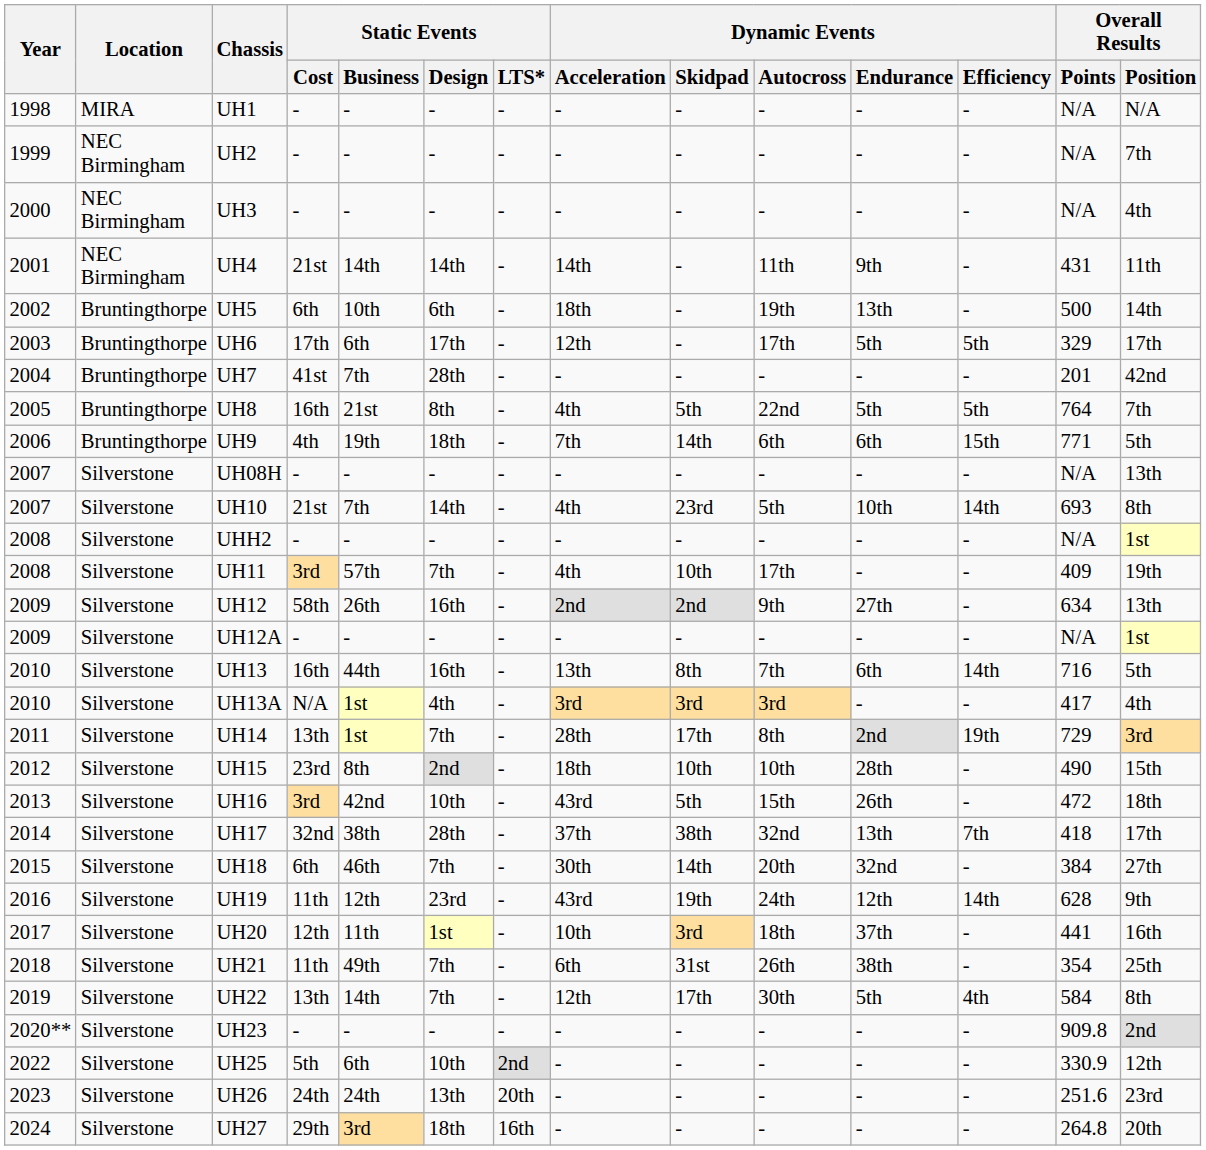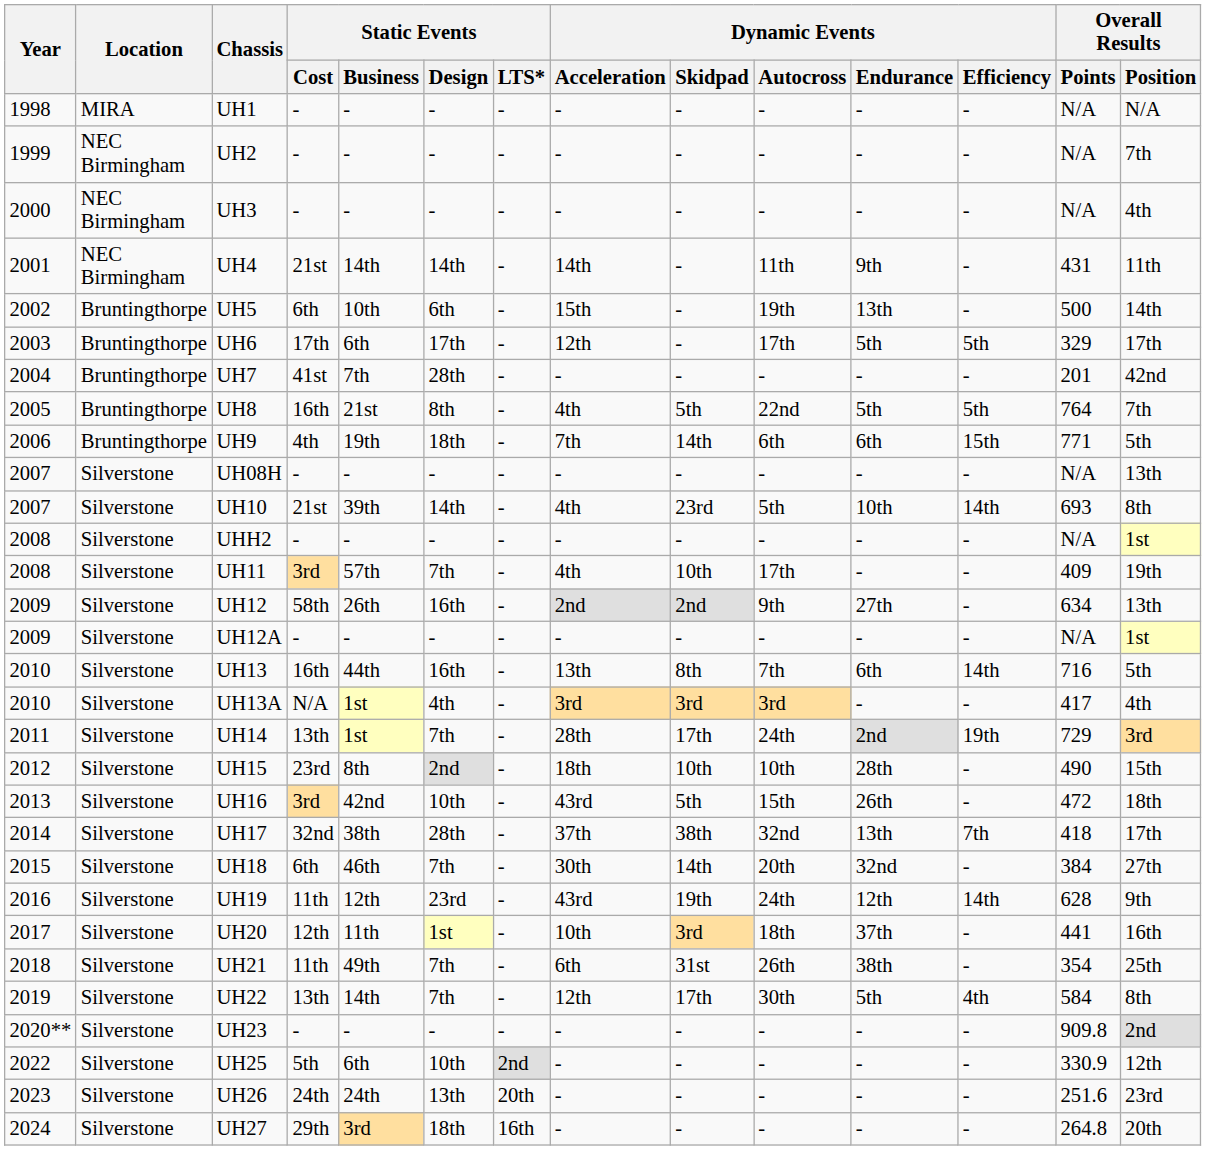(573, 310) 18th -> (573, 310) 15th
(357, 506) 7th -> (362, 506) 39th
(772, 735) 8th -> (777, 735) 24th
